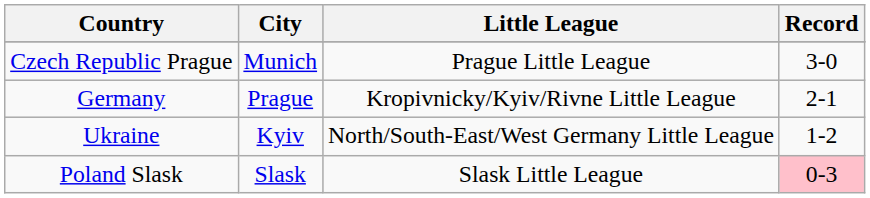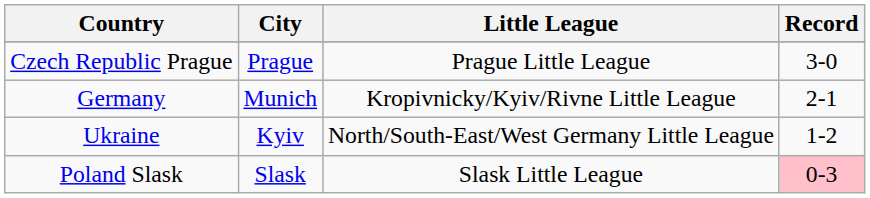(280, 60) Munich -> (280, 60) Prague
(280, 98) Prague -> (280, 98) Munich
